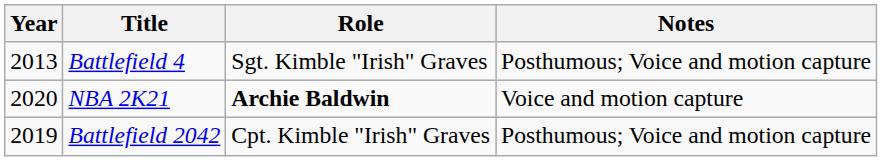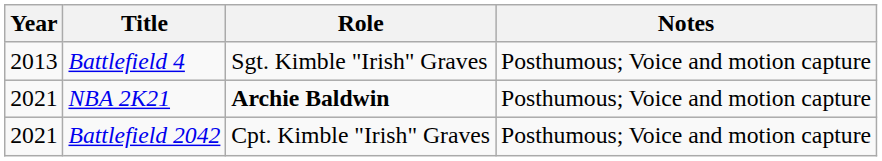(34, 98) 2020 -> (34, 98) 2021
(622, 98) Voice and motion capture -> (686, 98) Posthumous; Voice and motion capture
(34, 135) 2019 -> (34, 135) 2021
